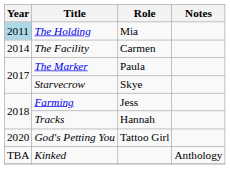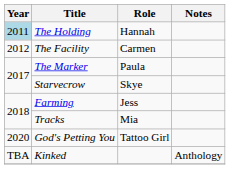(129, 31) Mia -> (137, 31) Hannah
(18, 48) 2014 -> (18, 48) 2012
(137, 119) Hannah -> (129, 119) Mia
